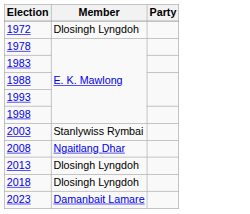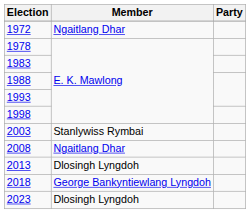(96, 30) Dlosingh Lyngdoh -> (89, 30) Ngaitlang Dhar
(96, 183) Dlosingh Lyngdoh -> (132, 183) George Bankyntiewlang Lyngdoh
(99, 200) Damanbait Lamare -> (96, 200) Dlosingh Lyngdoh
